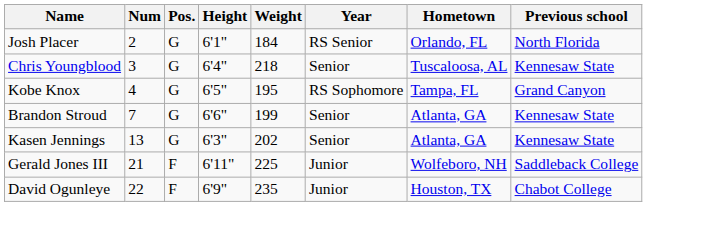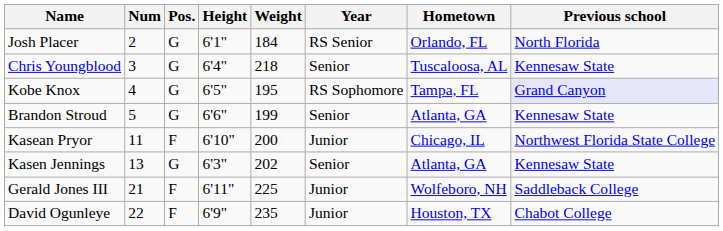(560, 90) no background -> (560, 90) lavender background
(132, 115) 7 -> (132, 115) 5
+ row: (50, 139)
